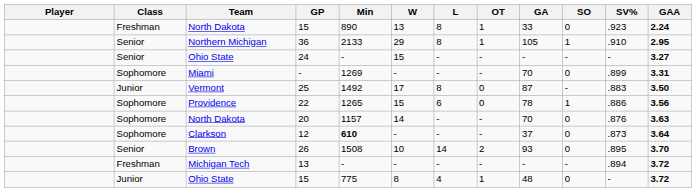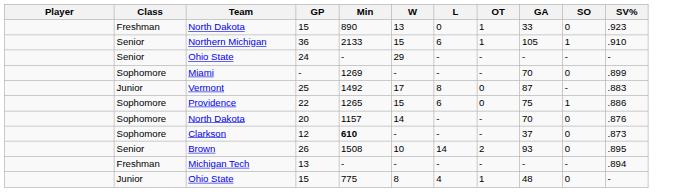- column: (670, 12)
(439, 27) 8 -> (439, 27) 0
(399, 42) 29 -> (399, 42) 15
(439, 42) 8 -> (439, 42) 6
(399, 57) 15 -> (399, 57) 29
(527, 103) 78 -> (527, 103) 75
